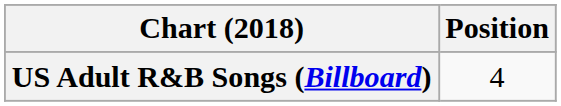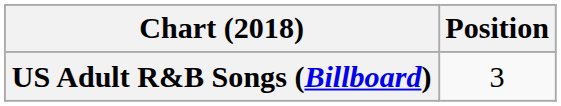(497, 76) 4 -> (497, 76) 3
